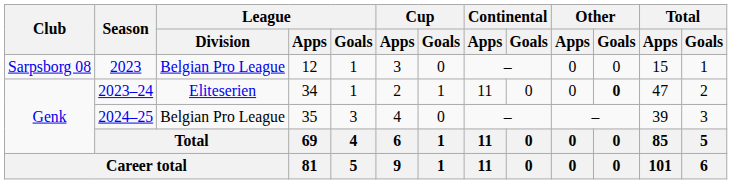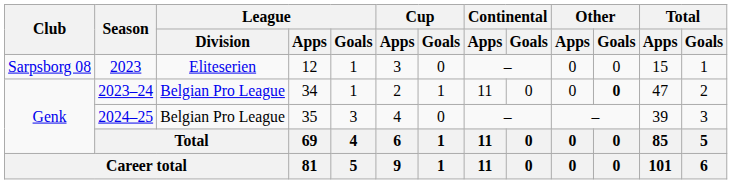(223, 66) Belgian Pro League -> (223, 66) Eliteserien
(223, 91) Eliteserien -> (223, 91) Belgian Pro League
